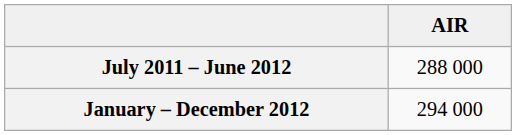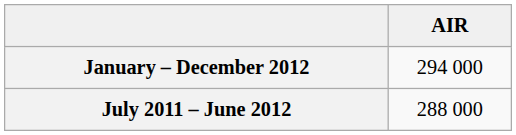rows swapped: (197, 109) <-> (196, 67)
